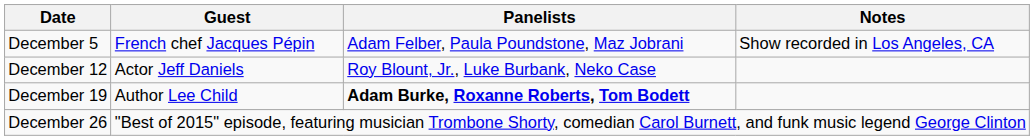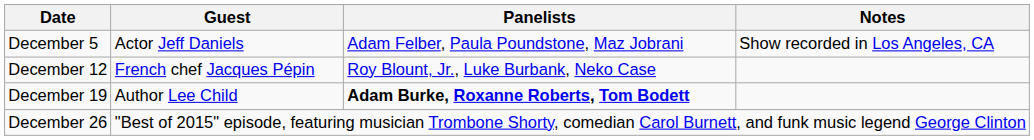(215, 43) French chef Jacques Pépin -> (179, 43) Actor Jeff Daniels
(179, 69) Actor Jeff Daniels -> (215, 69) French chef Jacques Pépin
